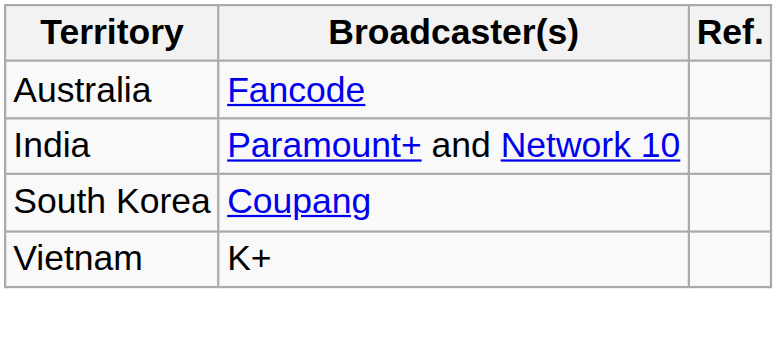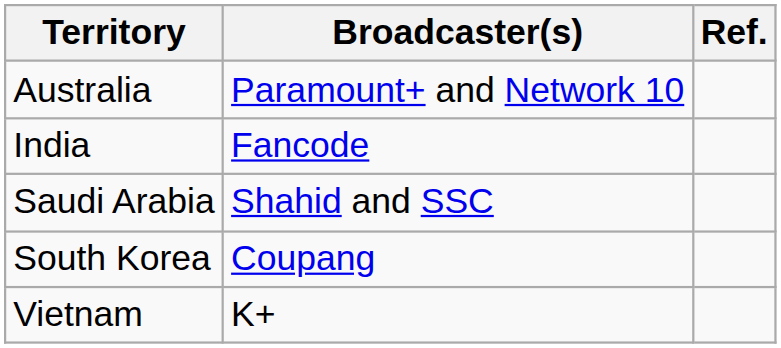(296, 88) Fancode -> (458, 88) Paramount+ and Network 10
(454, 145) Paramount+ and Network 10 -> (300, 145) Fancode
+ row: (114, 201)
